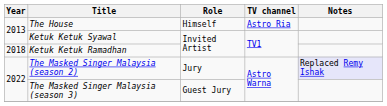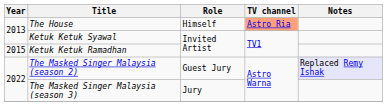(269, 24) no background -> (269, 24) lightsalmon background
(16, 50) 2018 -> (16, 50) 2015
(192, 68) Jury -> (207, 68) Guest Jury
(207, 91) Guest Jury -> (192, 91) Jury
